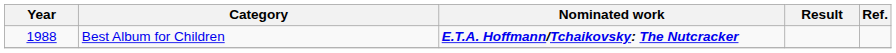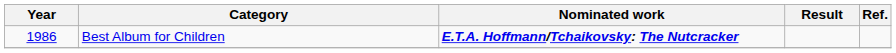(42, 36) 1988 -> (42, 36) 1986
